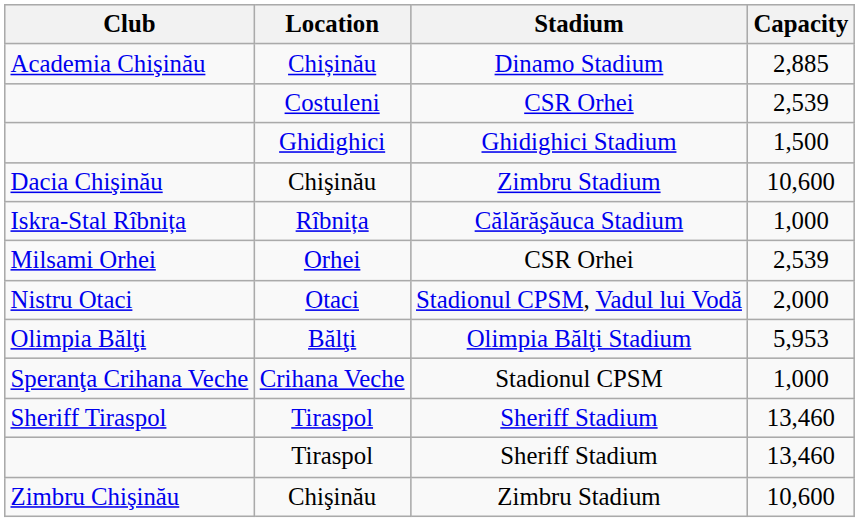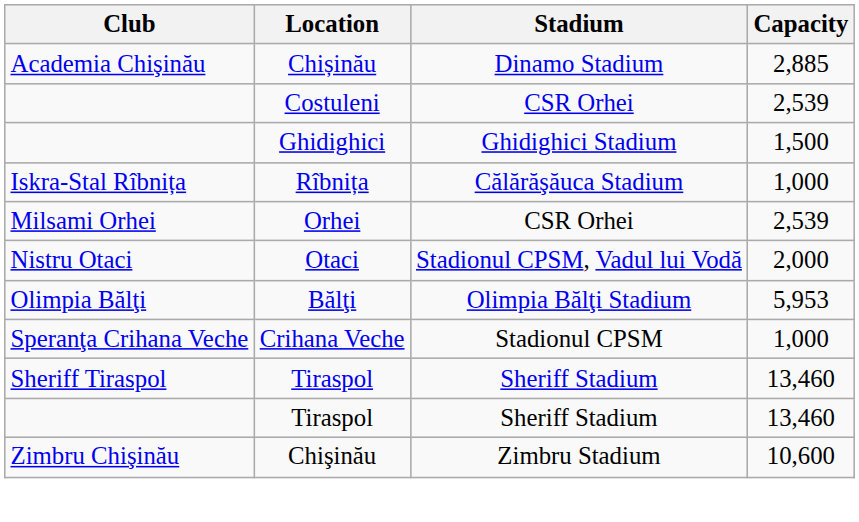- row: (87, 181)
